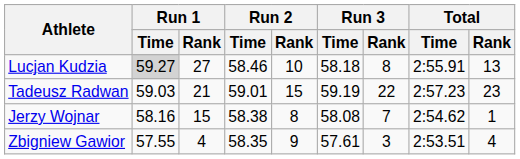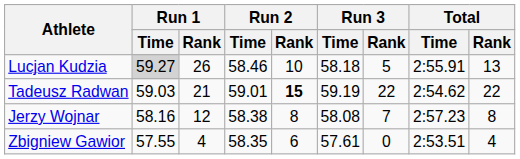(202, 67) 27 -> (202, 67) 26
(386, 67) 8 -> (386, 67) 5
(294, 92) normal -> (294, 92) bold
(439, 92) 2:57.23 -> (439, 92) 2:54.62
(492, 92) 23 -> (492, 92) 22
(202, 117) 15 -> (202, 117) 12
(439, 117) 2:54.62 -> (439, 117) 2:57.23
(492, 117) 1 -> (492, 117) 8
(294, 141) 9 -> (294, 141) 6
(386, 141) 3 -> (386, 141) 0
